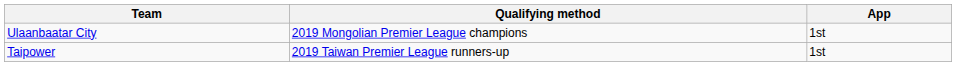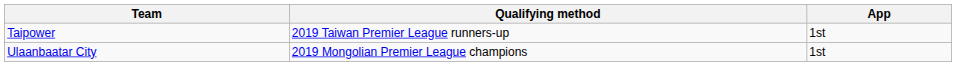rows swapped: (31, 52) <-> (52, 33)
